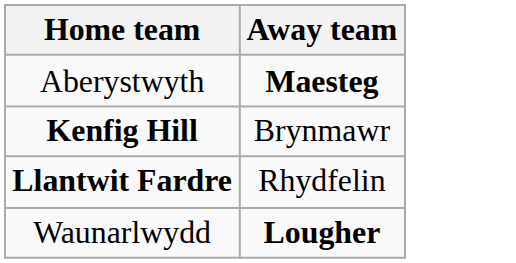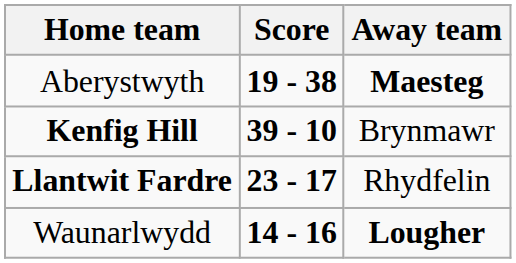+ column: (292, 29)
